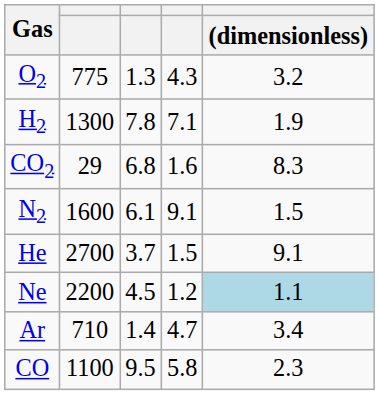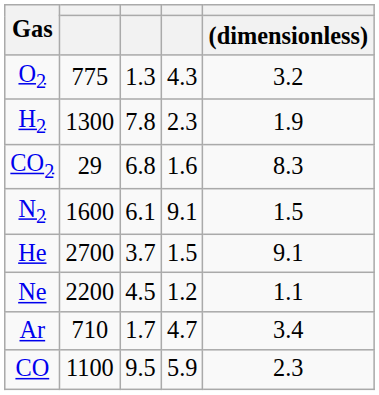(182, 121) 7.1 -> (182, 121) 2.3
(288, 291) lightblue background -> (288, 291) no background
(141, 330) 1.4 -> (141, 330) 1.7
(182, 369) 5.8 -> (182, 369) 5.9
